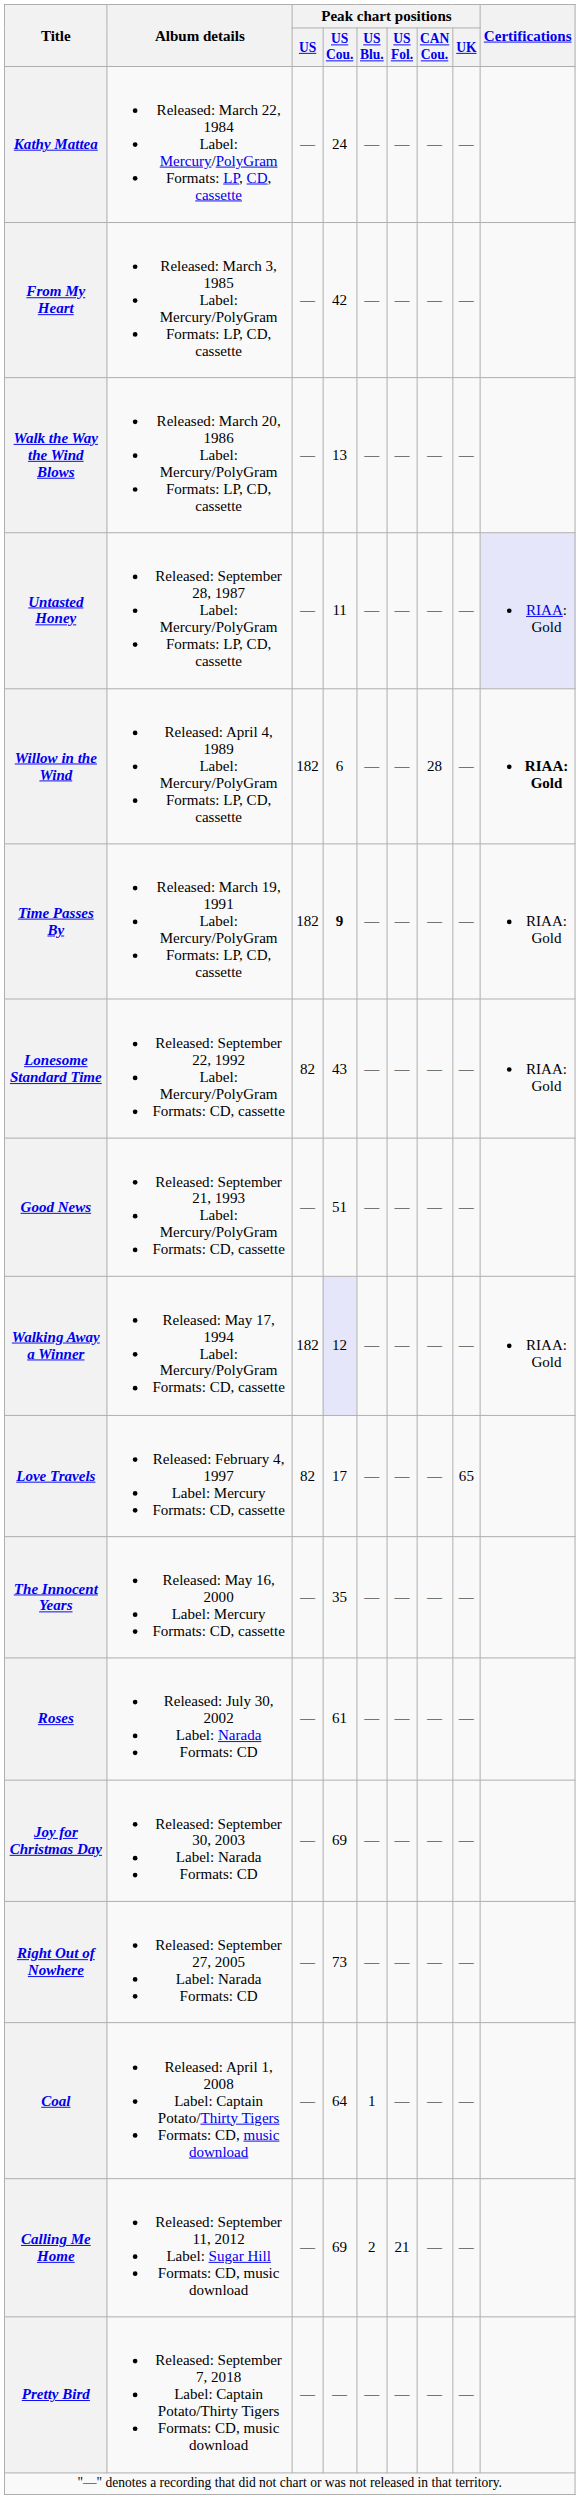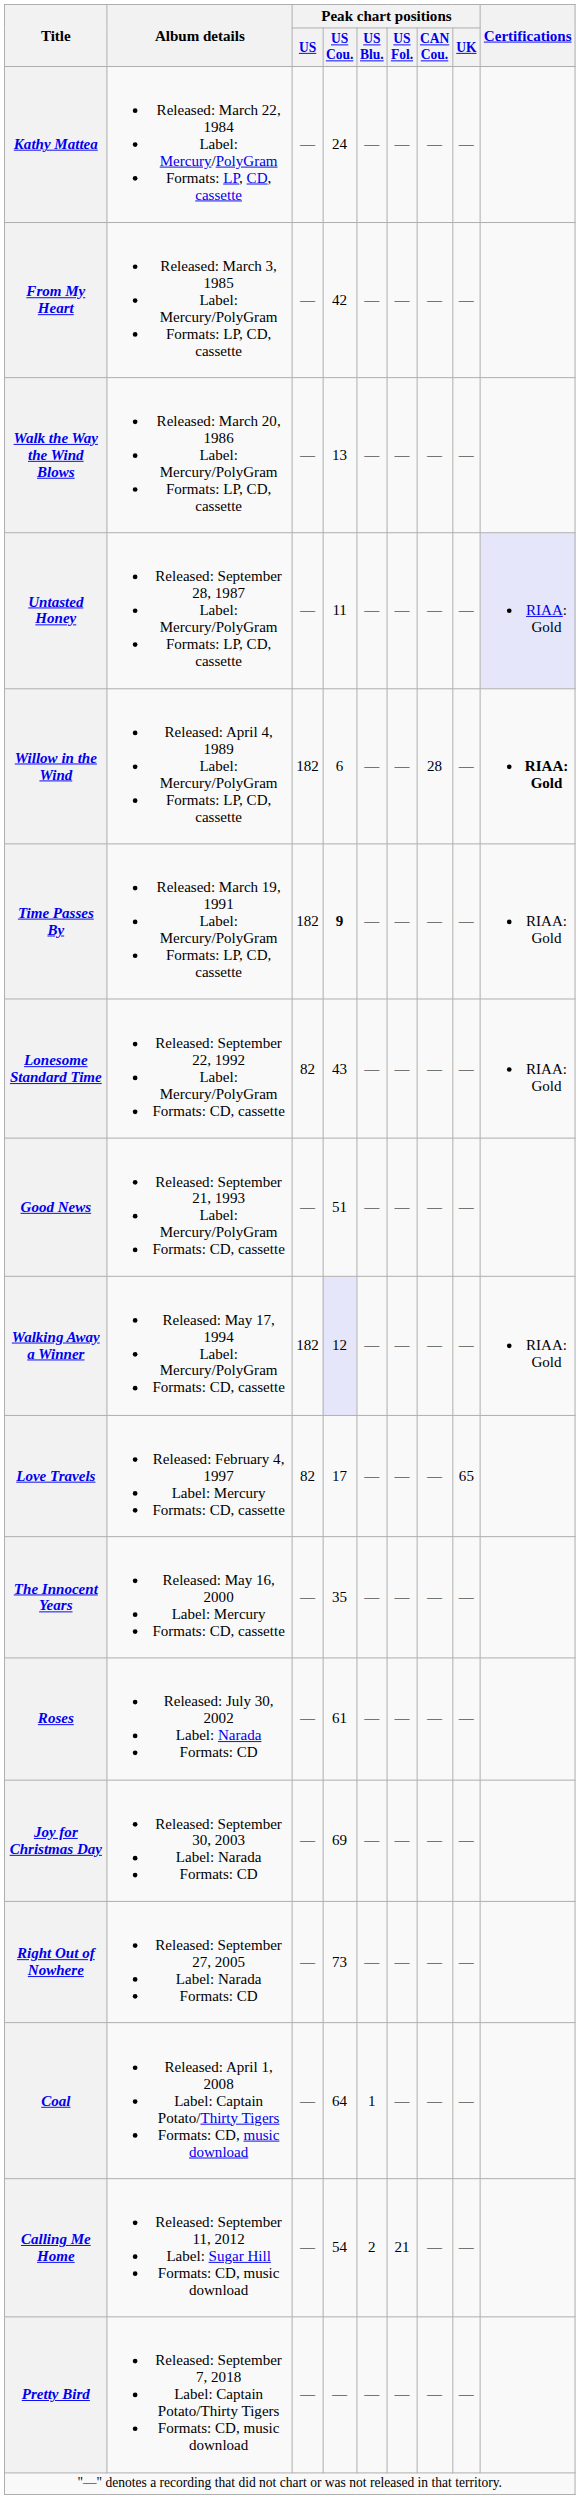(340, 2247) 69 -> (340, 2247) 54
